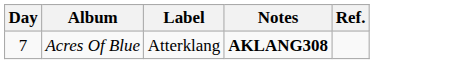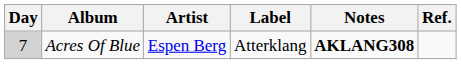+ column: (187, 17)
(23, 44) no background -> (23, 44) lightgrey background
